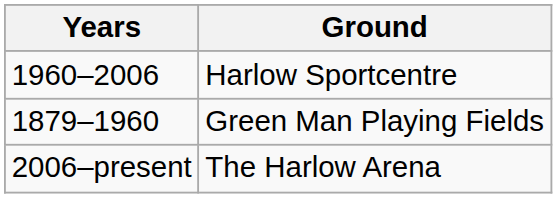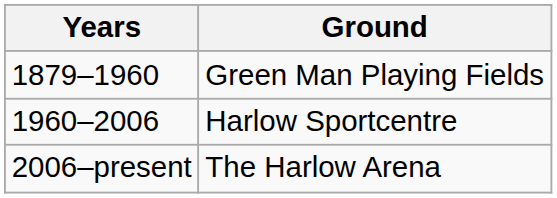rows swapped: (375, 121) <-> (331, 74)
